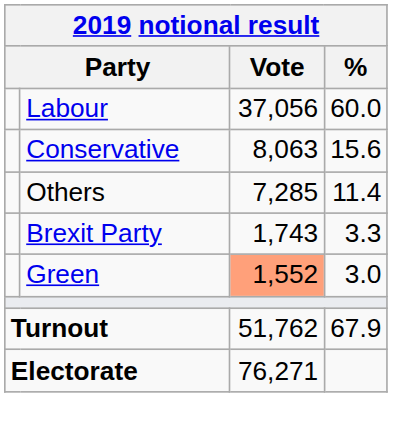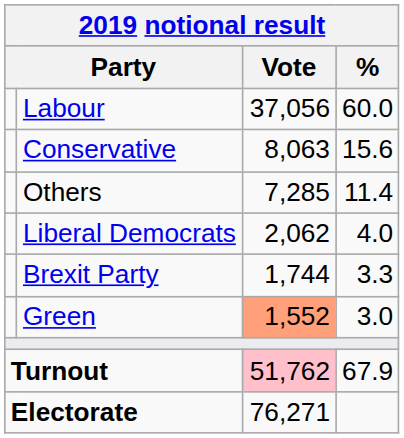+ row: (129, 233)
(285, 233) 1,743 -> (297, 274) 1,744
(278, 328) no background -> (290, 370) pink background
